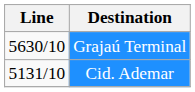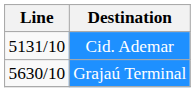rows swapped: (130, 73) <-> (130, 45)
